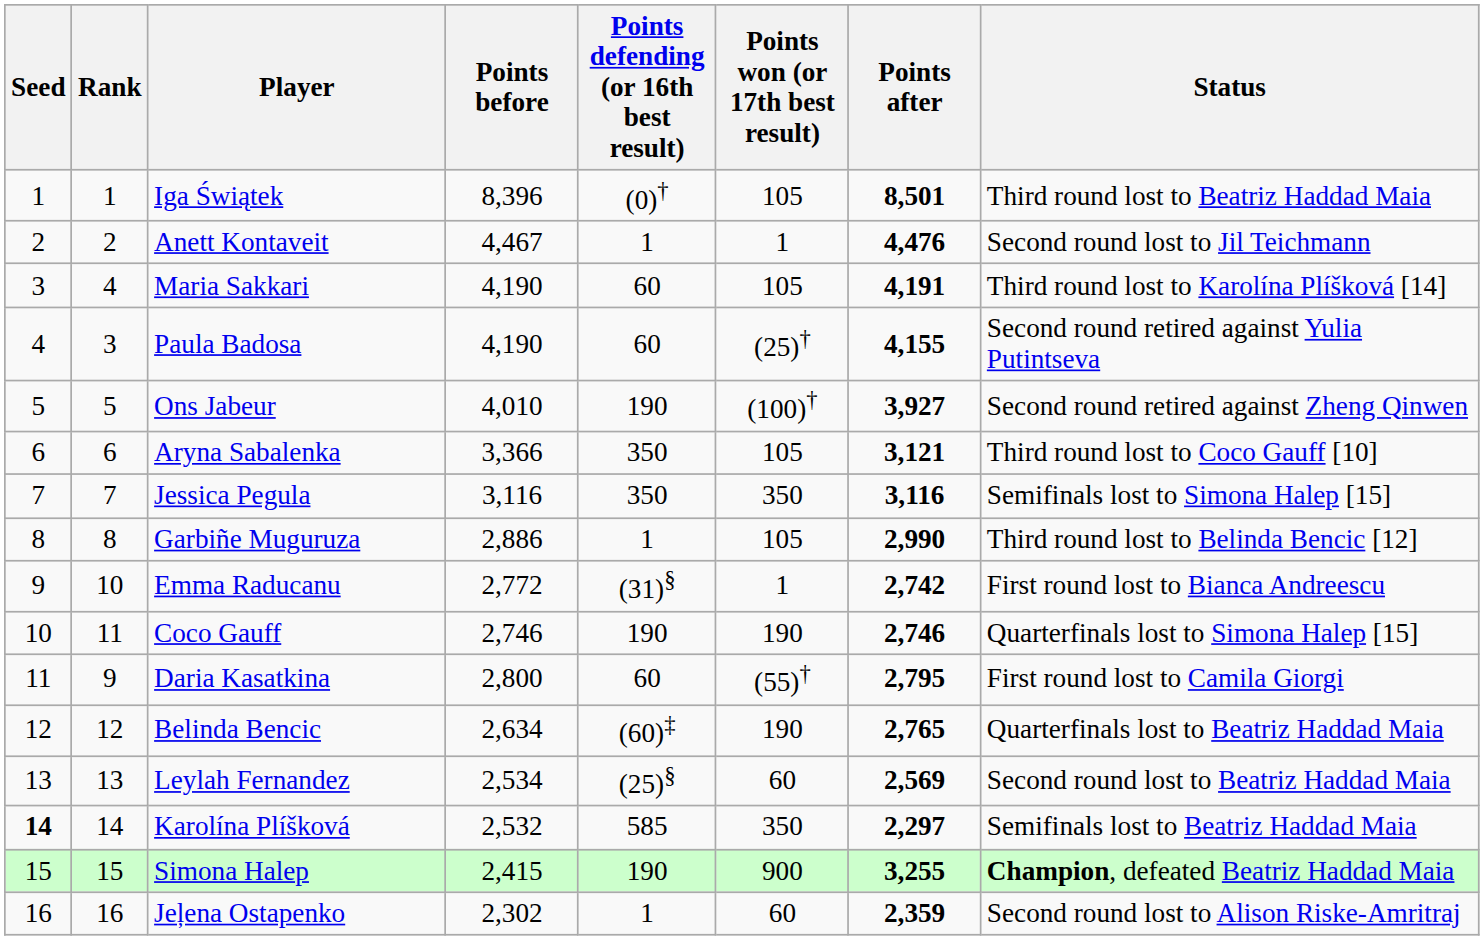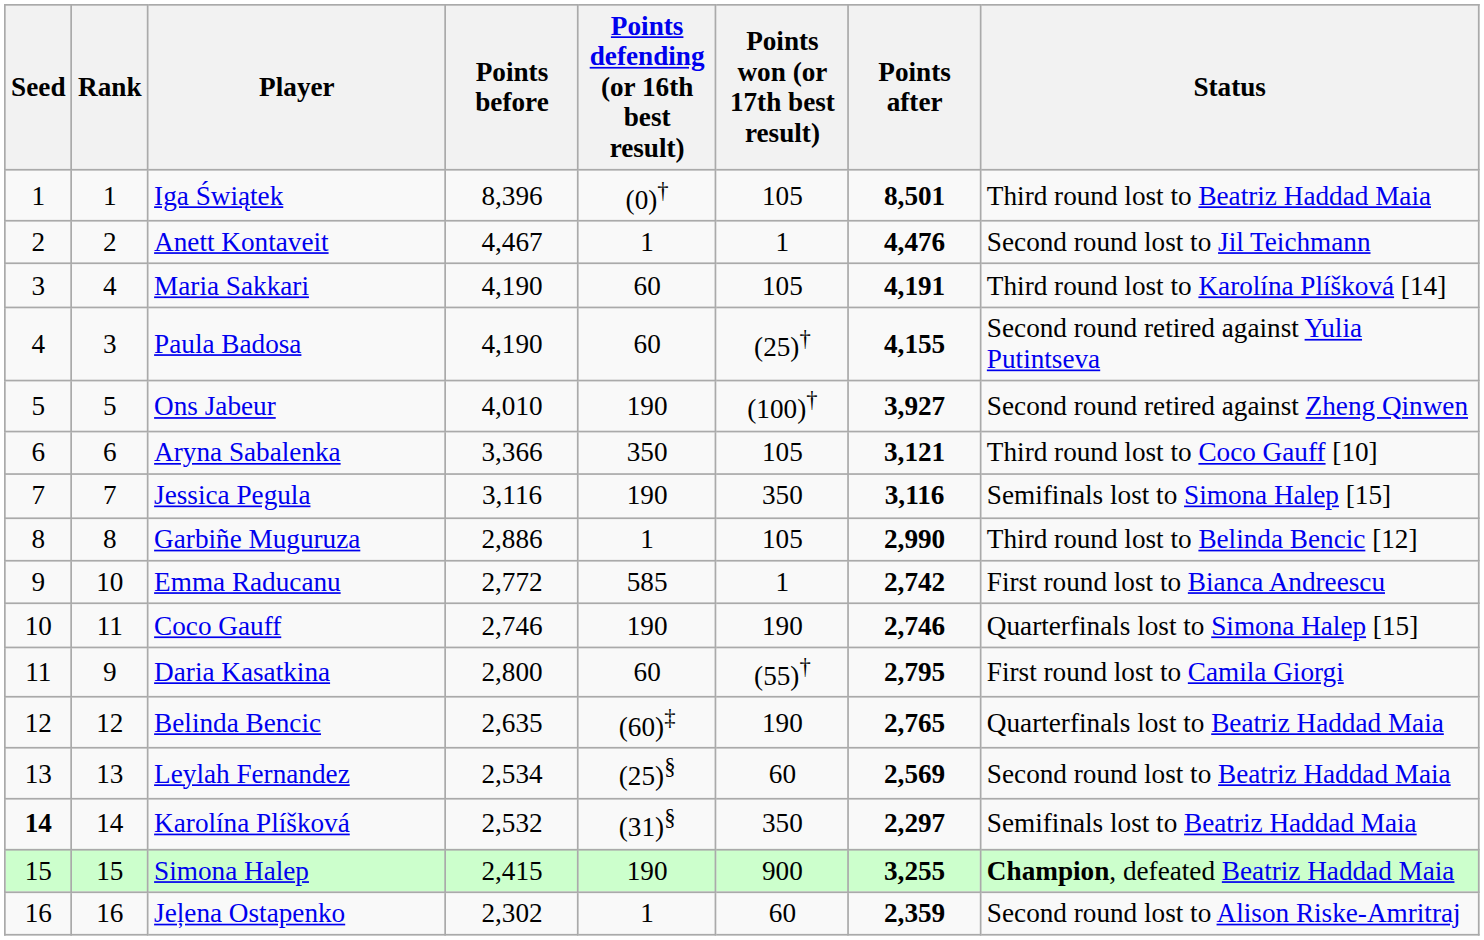(647, 495) 350 -> (647, 495) 190
(647, 585) (31)§ -> (647, 582) 585
(512, 729) 2,634 -> (512, 722) 2,635
(647, 827) 585 -> (647, 823) (31)§
